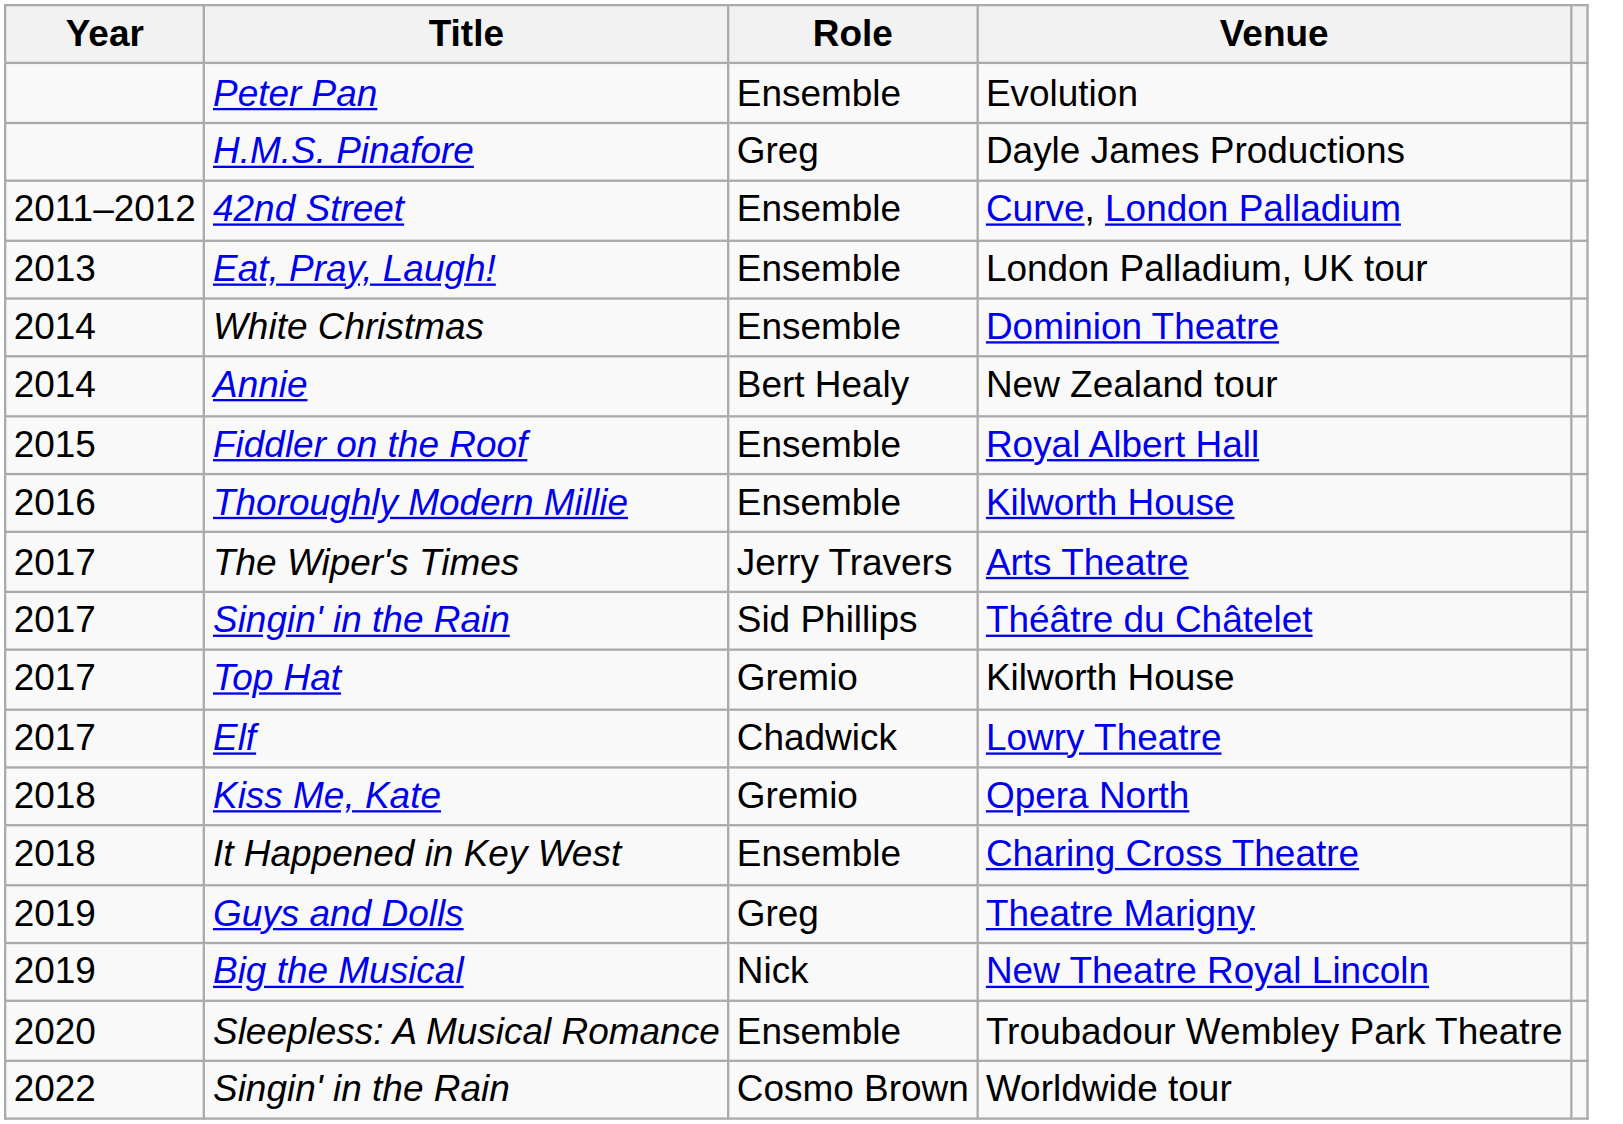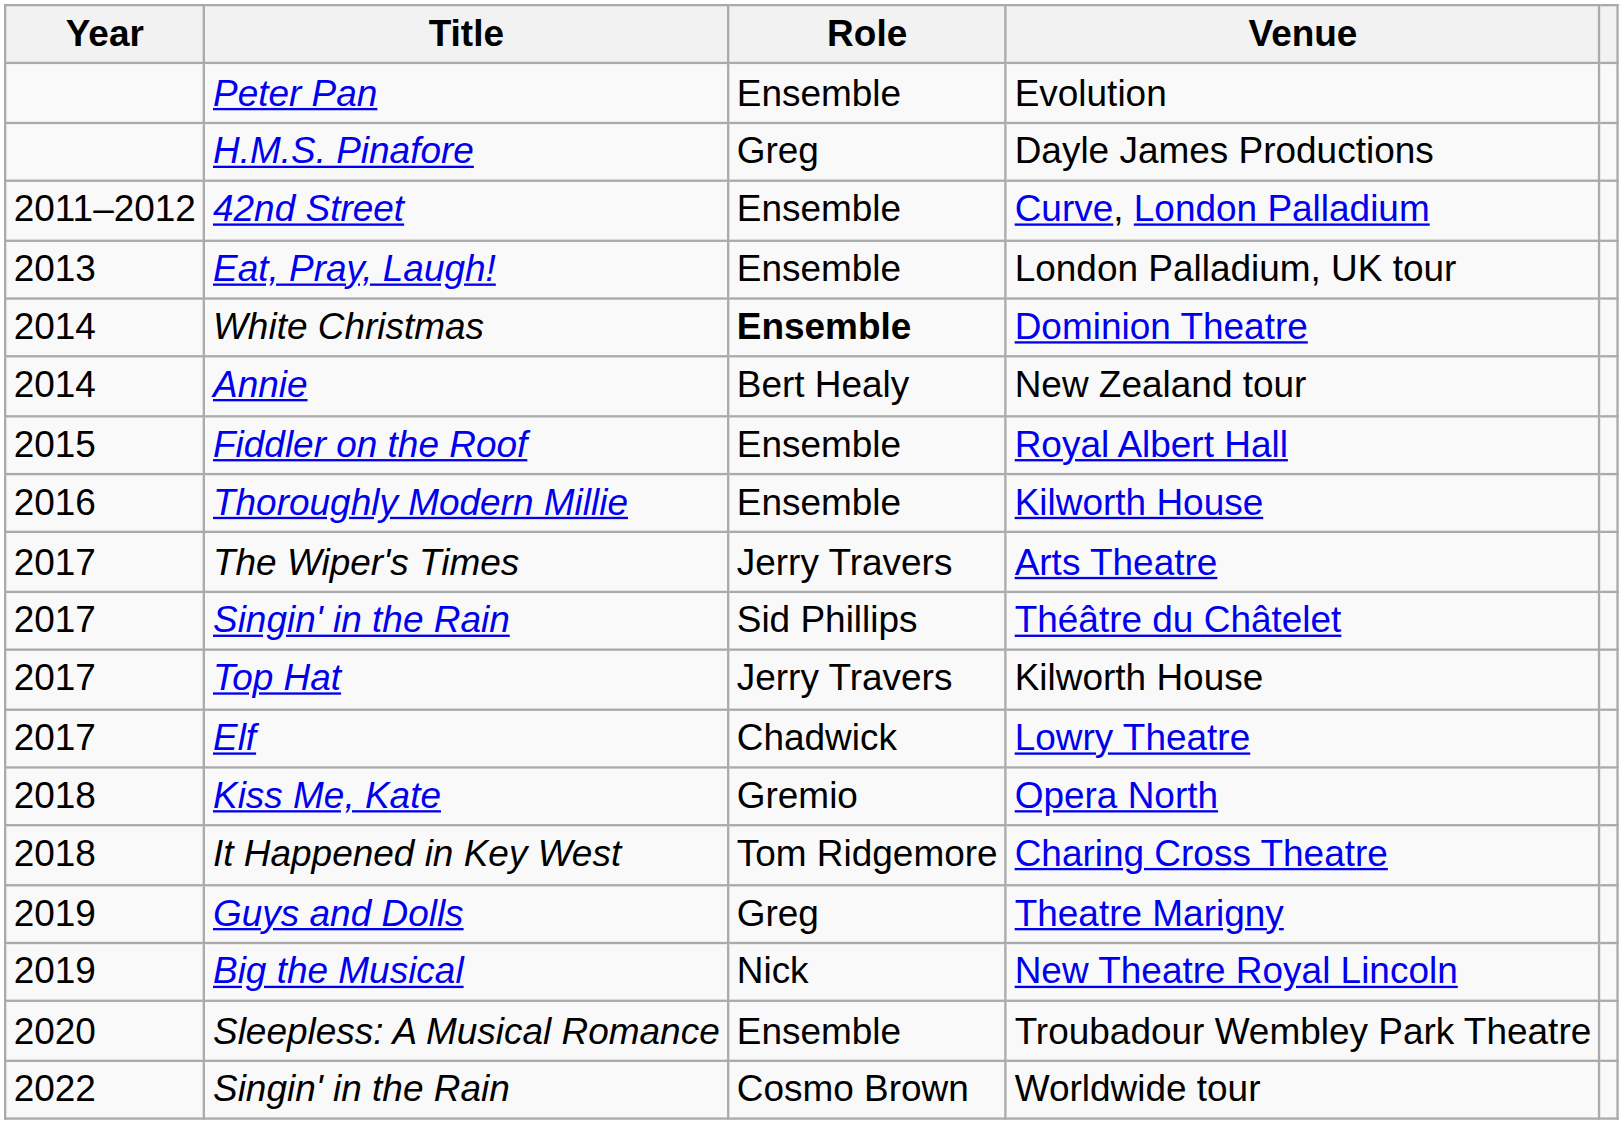(819, 326) normal -> (824, 326) bold
(797, 678) Gremio -> (845, 678) Jerry Travers
(819, 854) Ensemble -> (867, 854) Tom Ridgemore
